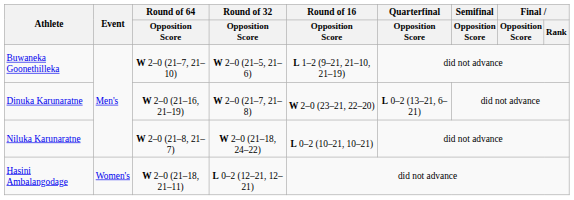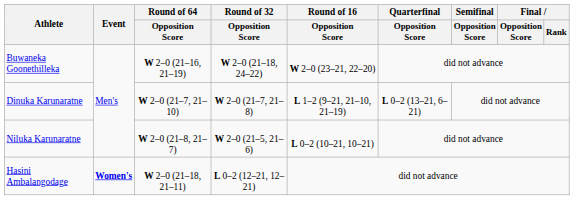(171, 69) W 2–0 (21–7, 21–10) -> (173, 69) W 2–0 (21–16, 21–19)
(248, 69) W 2–0 (21–5, 21–6) -> (249, 69) W 2–0 (21–18, 24–22)
(332, 69) L 1–2 (9–21, 21–10, 21–19) -> (333, 69) W 2–0 (23–21, 22–20)
(171, 107) W 2–0 (21–16, 21–19) -> (173, 107) W 2–0 (21–7, 21–10)
(332, 107) W 2–0 (23–21, 22–20) -> (333, 107) L 1–2 (9–21, 21–10, 21–19)
(248, 144) W 2–0 (21–18, 24–22) -> (249, 144) W 2–0 (21–5, 21–6)
(113, 176) normal -> (114, 176) bold
